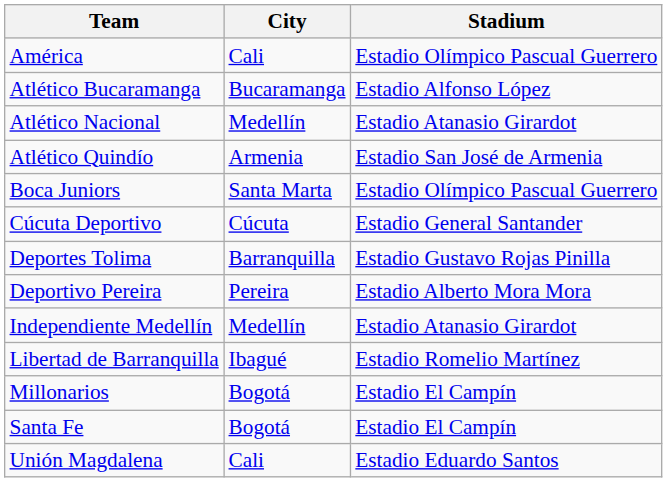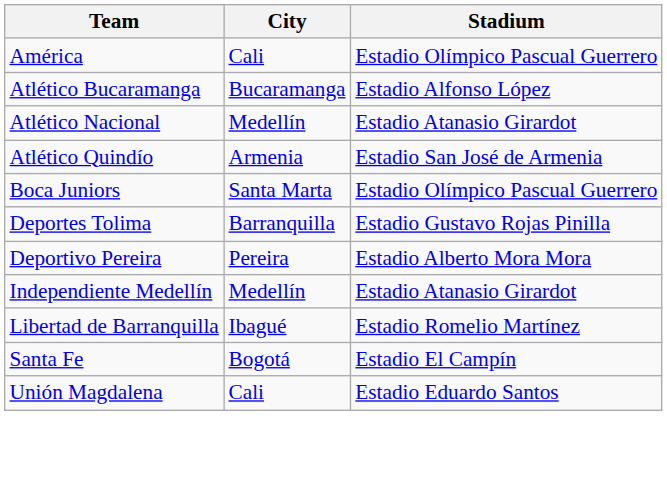- row: (86, 223)
- row: (59, 392)
